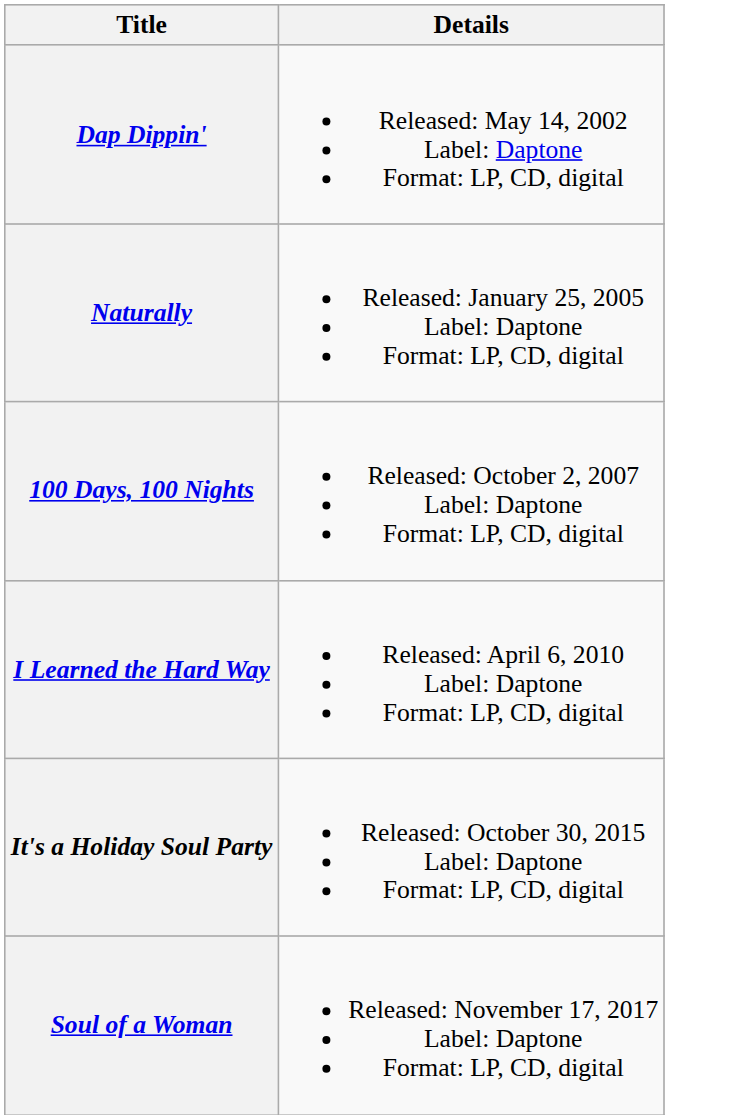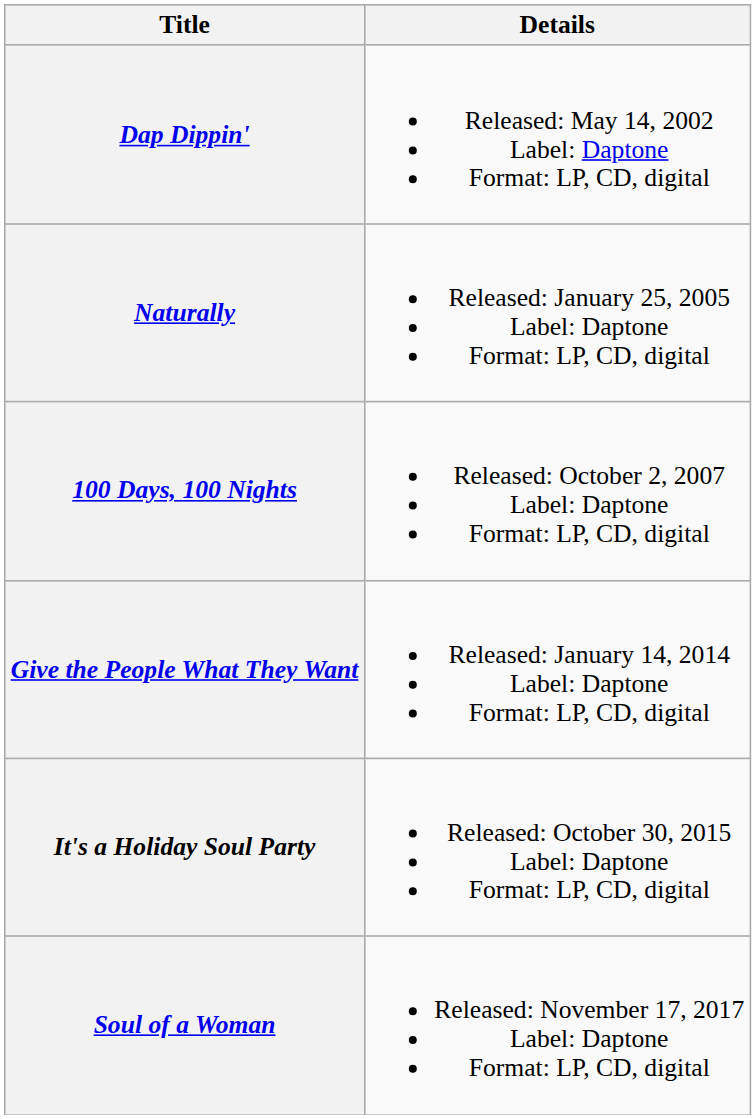- row: (142, 668)
+ row: (185, 668)
